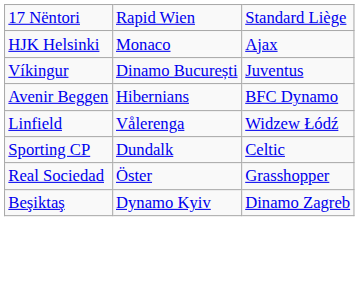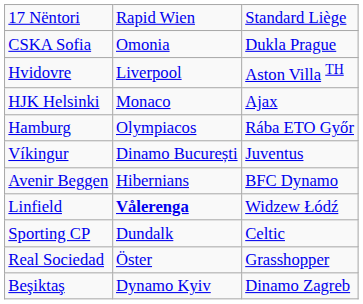+ row: (50, 44)
+ row: (40, 72)
+ row: (40, 127)
(150, 123) normal -> (152, 206) bold
